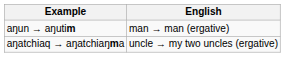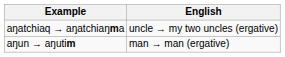rows swapped: (41, 28) <-> (65, 44)
